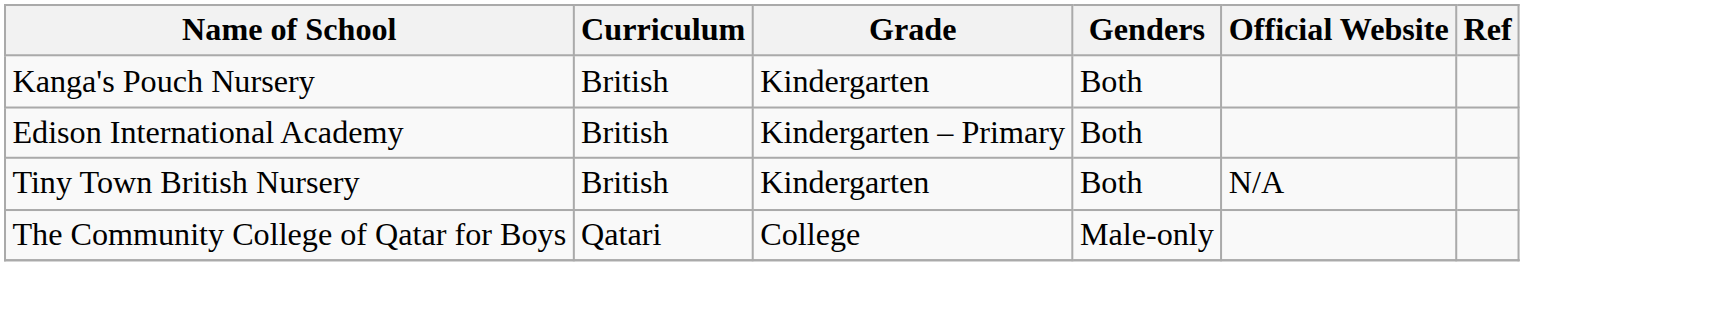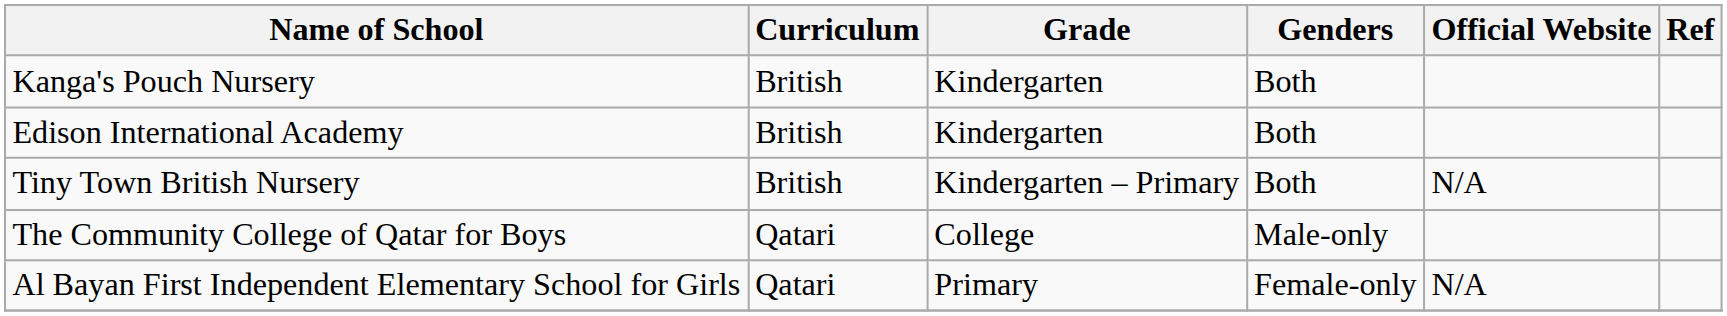(913, 132) Kindergarten – Primary -> (1019, 132) Kindergarten
(845, 183) Kindergarten -> (1087, 183) Kindergarten – Primary
+ row: (376, 285)
